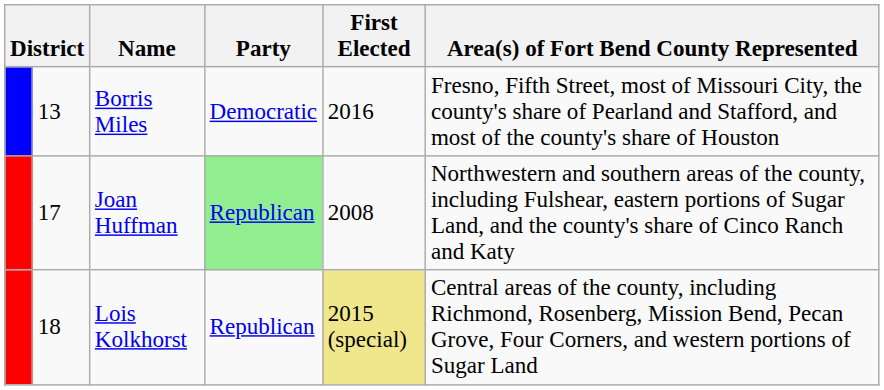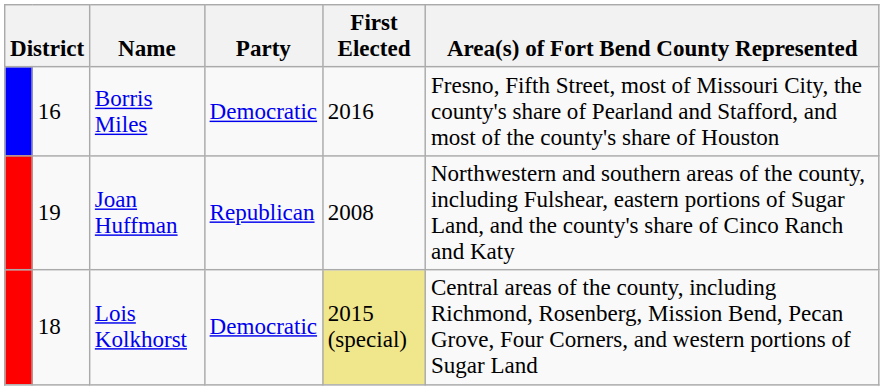(49, 111) 13 -> (49, 111) 16
(49, 212) 17 -> (49, 212) 19
(262, 212) lightgreen background -> (262, 212) no background
(262, 326) Republican -> (263, 326) Democratic
